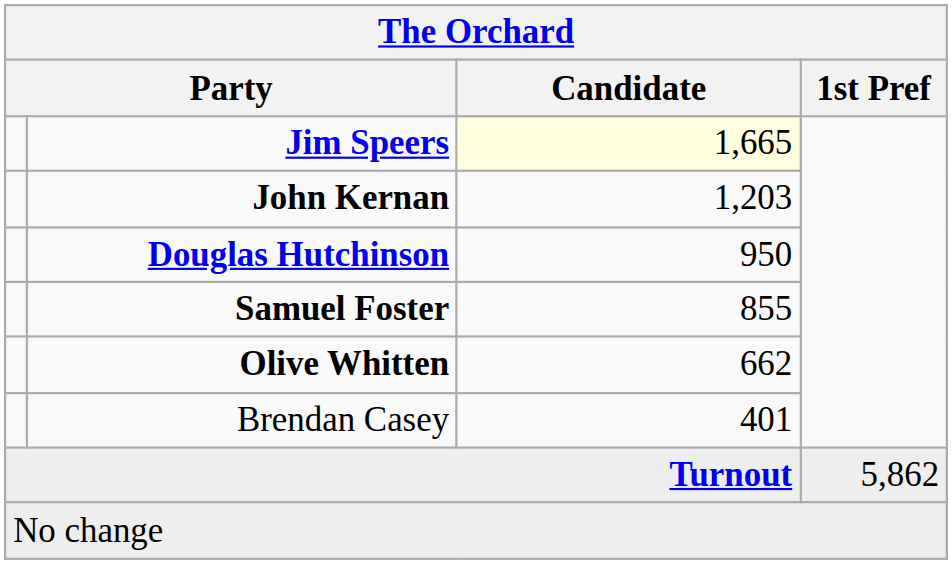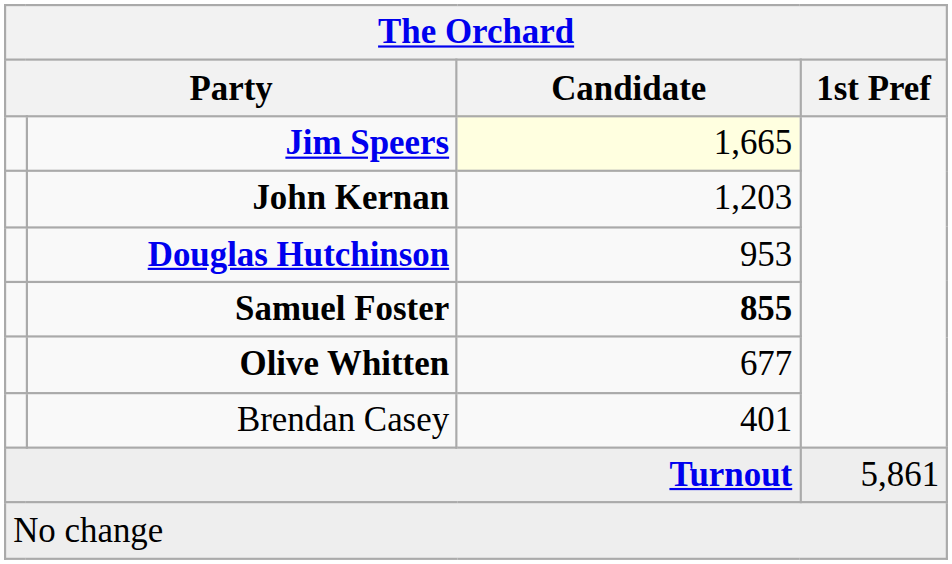(766, 253) 950 -> (766, 253) 953
(766, 308) normal -> (766, 308) bold
(766, 364) 662 -> (766, 364) 677
(900, 474) 5,862 -> (900, 474) 5,861
